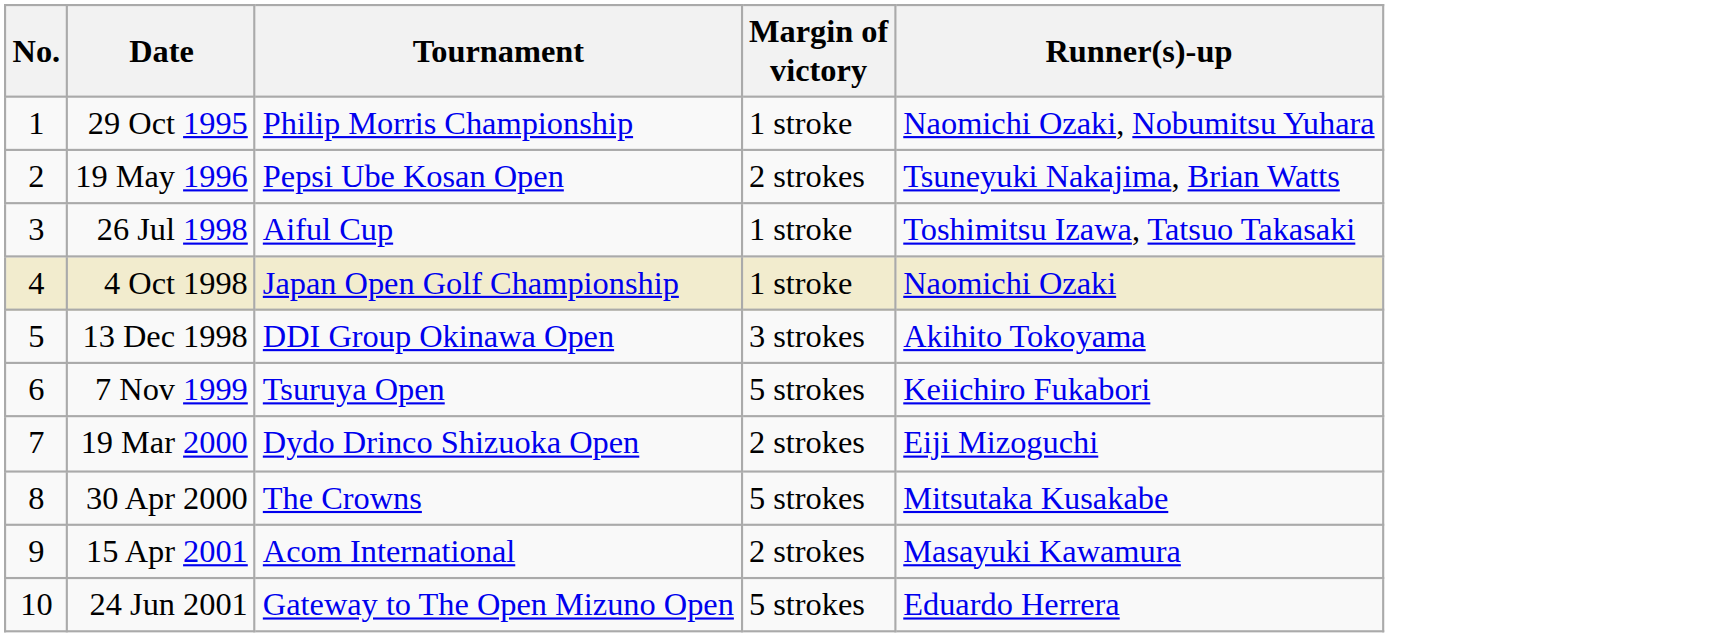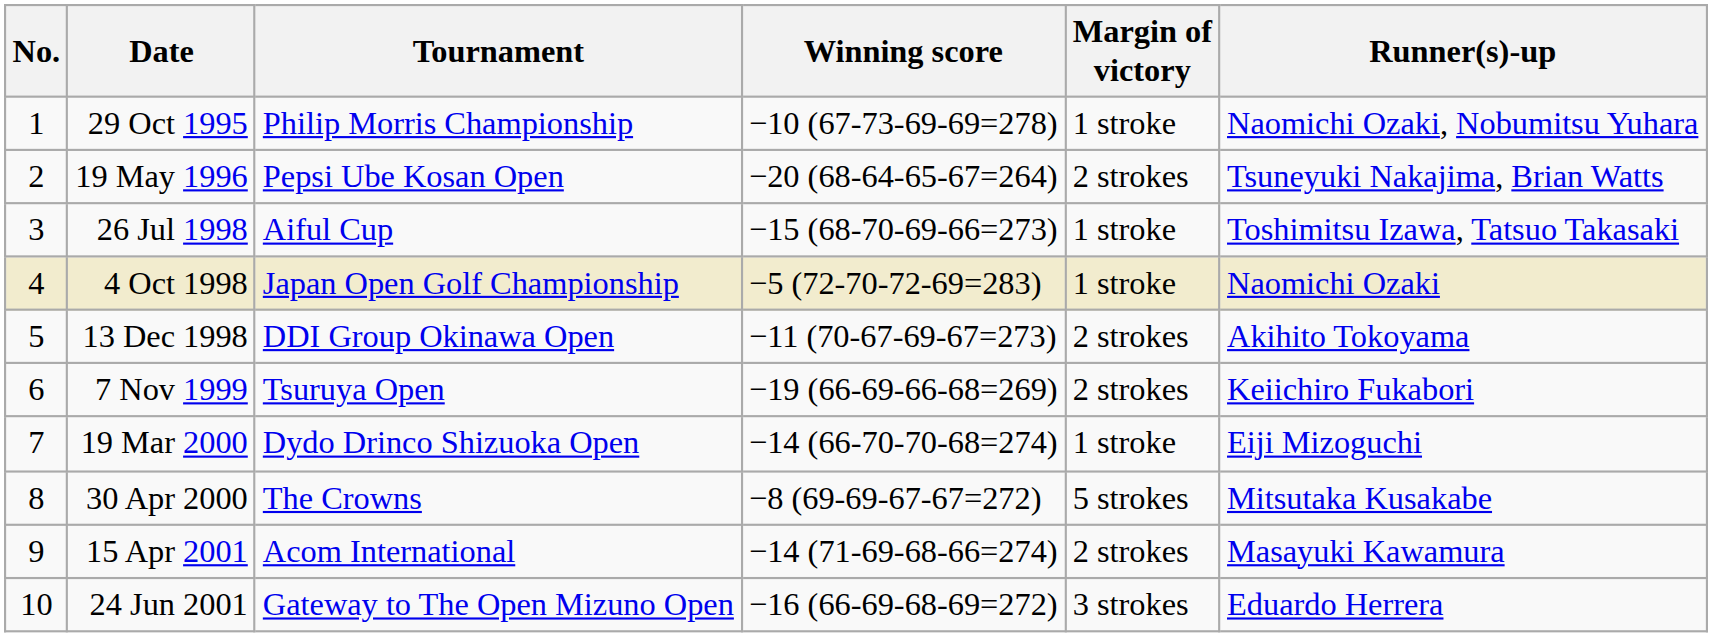+ column: (903, 50)
(807, 336) 3 strokes -> (1131, 336) 2 strokes
(807, 390) 5 strokes -> (1131, 390) 2 strokes
(807, 443) 2 strokes -> (1124, 443) 1 stroke
(807, 603) 5 strokes -> (1131, 603) 3 strokes
